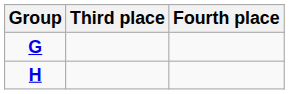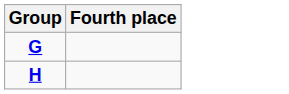- column: (117, 18)
